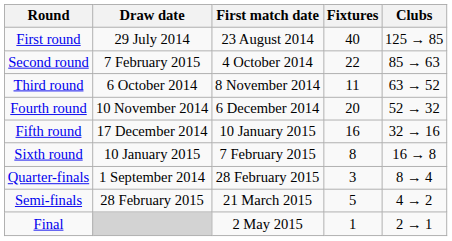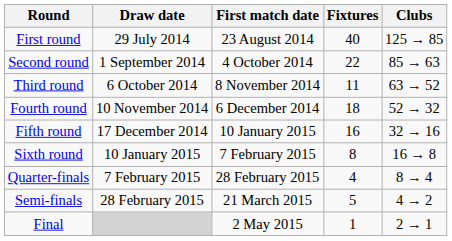(152, 62) 7 February 2015 -> (152, 62) 1 September 2014
(353, 108) 20 -> (353, 108) 18
(152, 177) 1 September 2014 -> (152, 177) 7 February 2015
(353, 177) 3 -> (353, 177) 4
